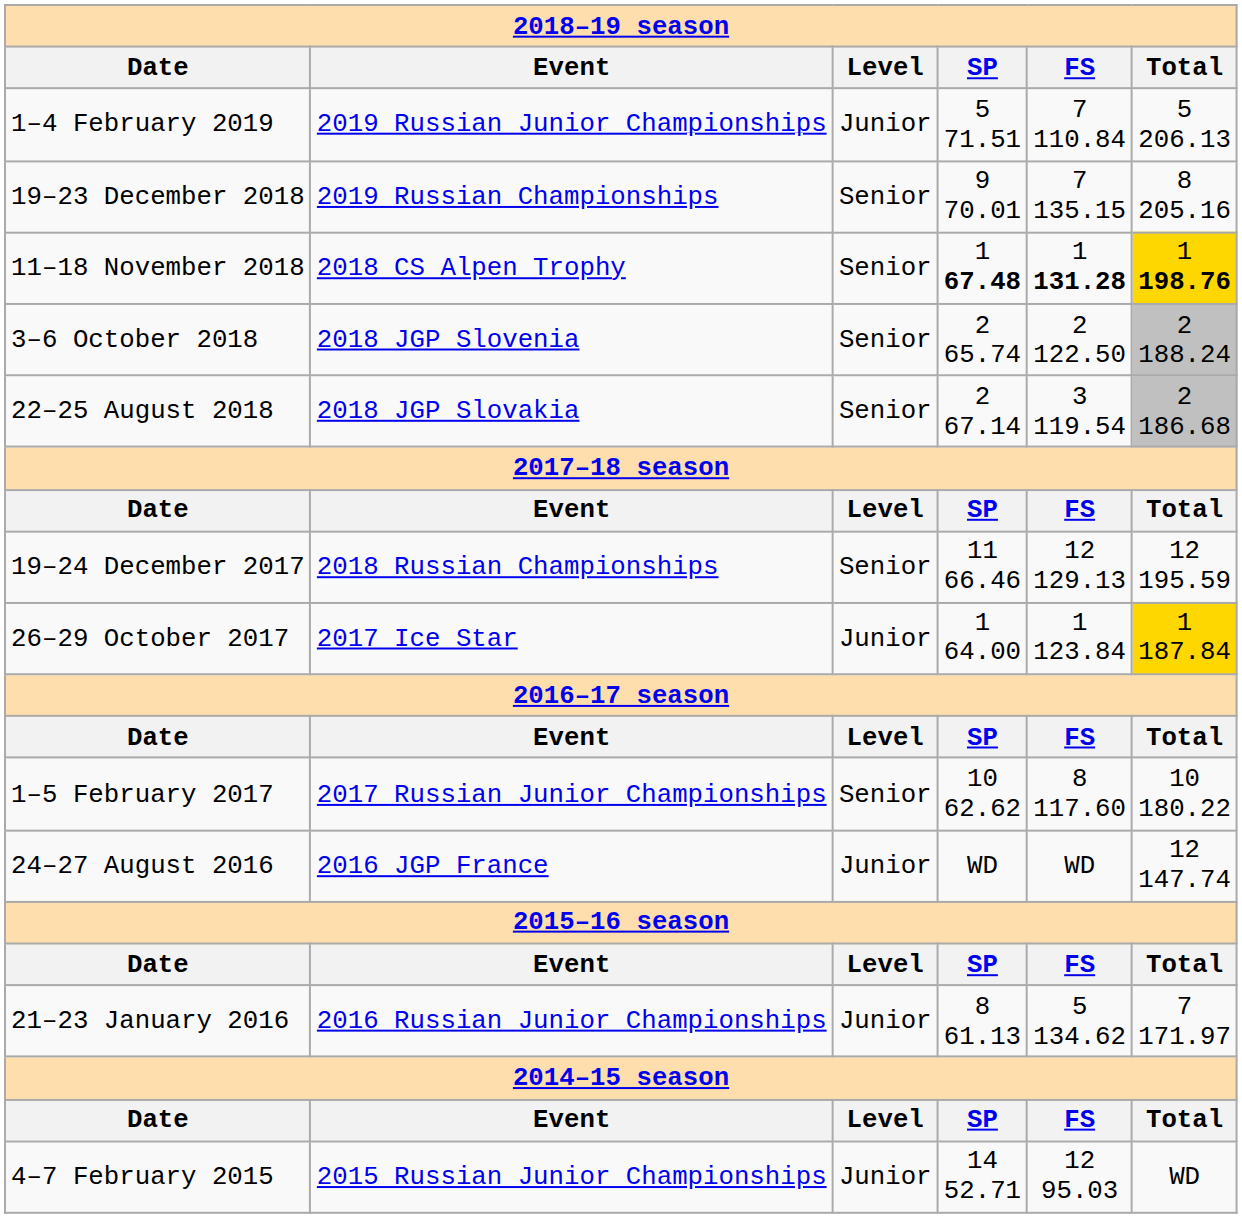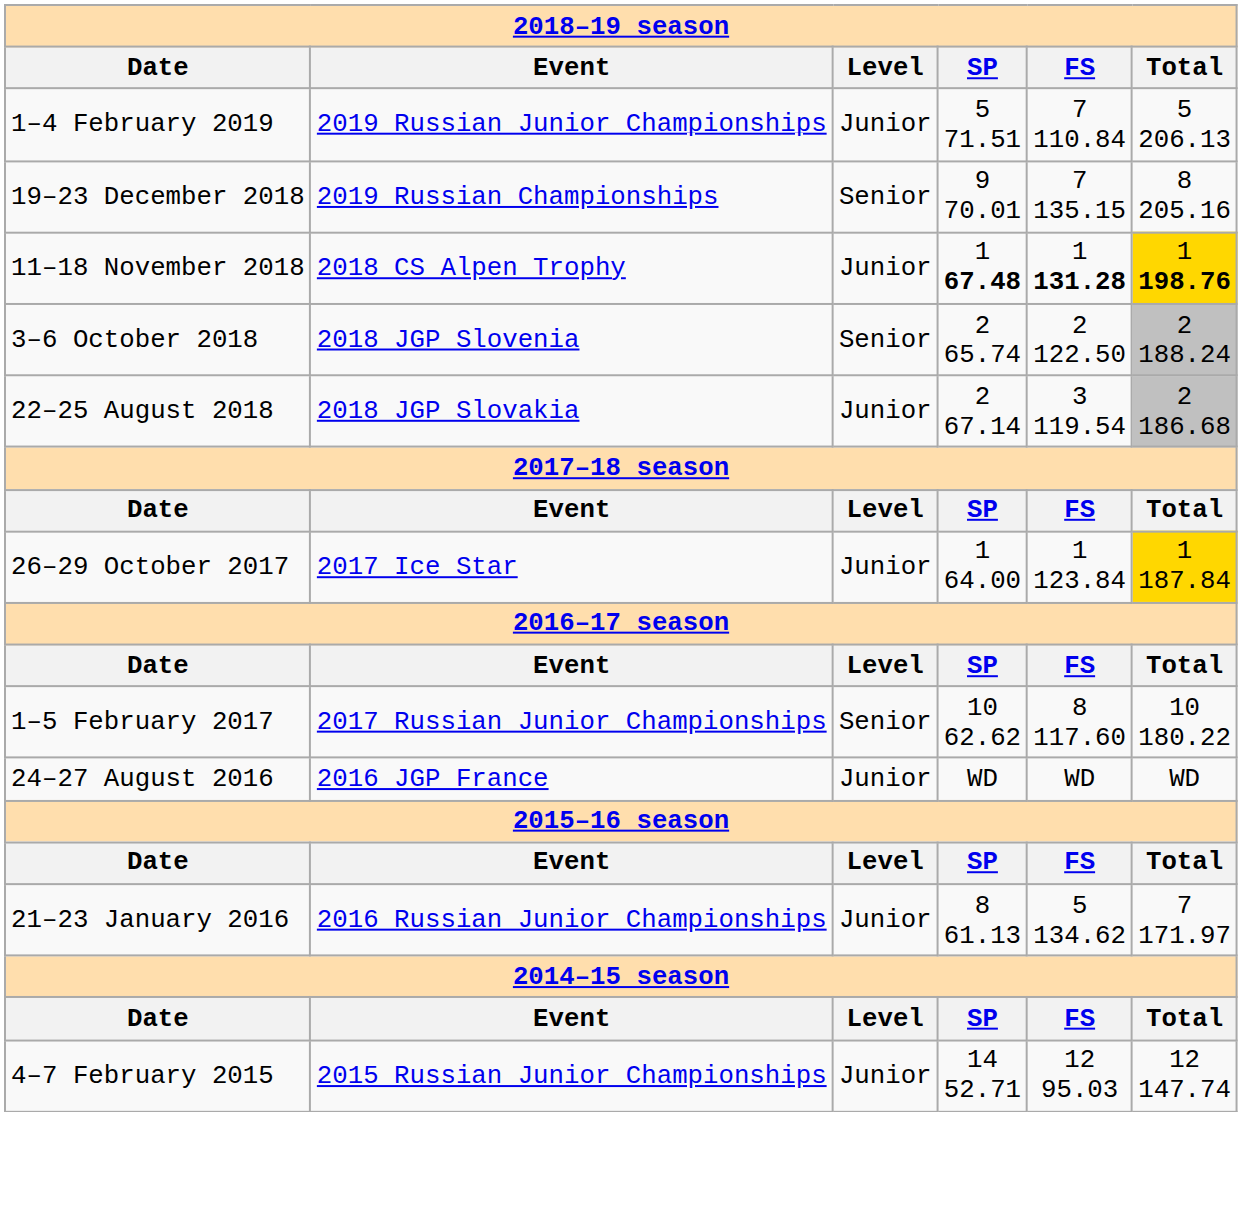(885, 268) Senior -> (885, 268) Junior
(885, 411) Senior -> (885, 411) Junior
- row: (158, 567)
(1185, 866) 12 147.74 -> (1185, 779) WD
(1185, 1177) WD -> (1185, 1075) 12 147.74
